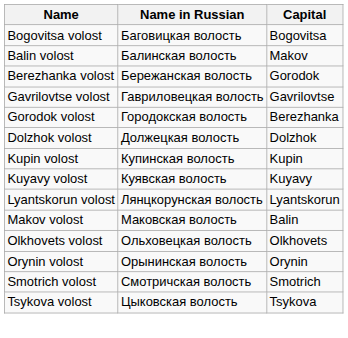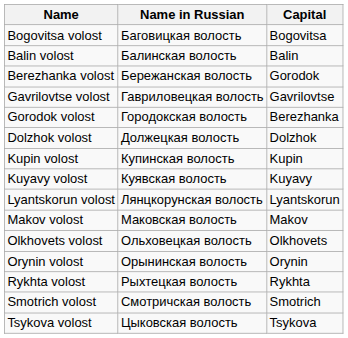(289, 55) Makov -> (284, 55) Balin
(284, 220) Balin -> (289, 220) Makov
+ row: (46, 281)
